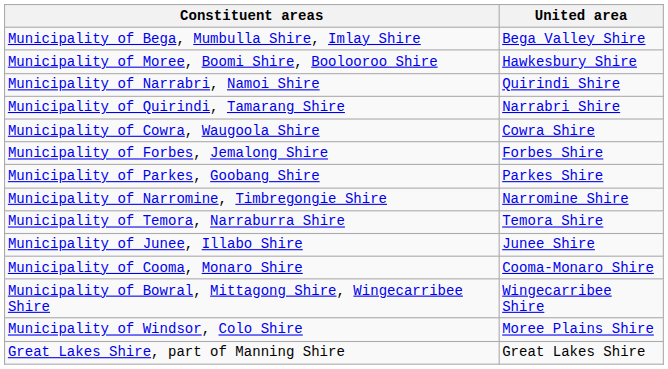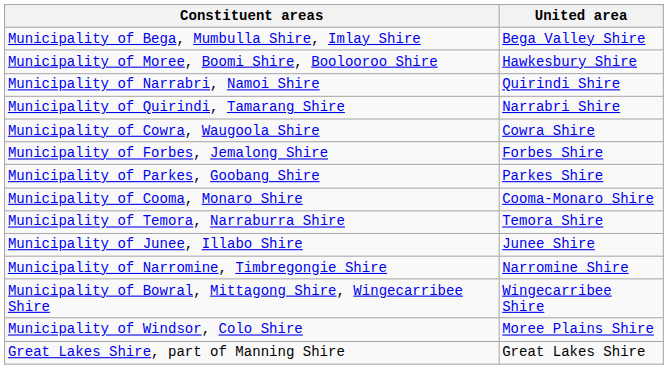rows swapped: (197, 199) <-> (155, 268)
